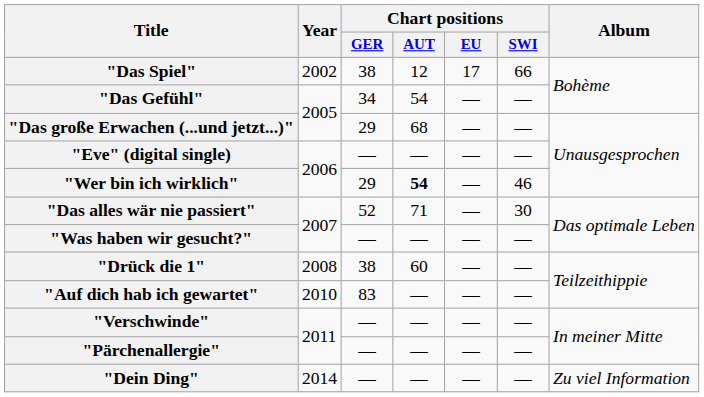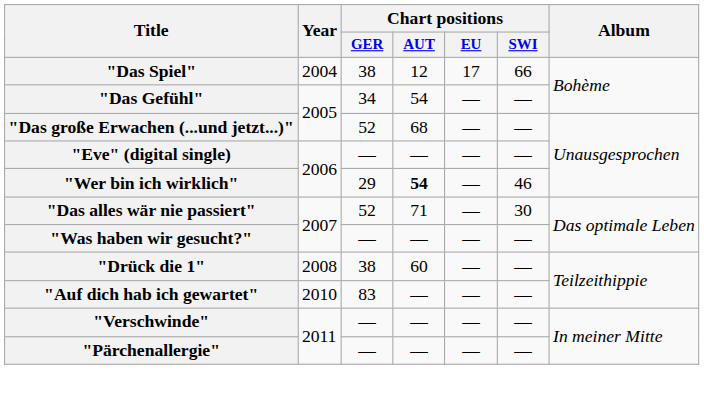(319, 71) 2002 -> (319, 71) 2004
(367, 126) 29 -> (367, 126) 52
- row: (151, 378)
